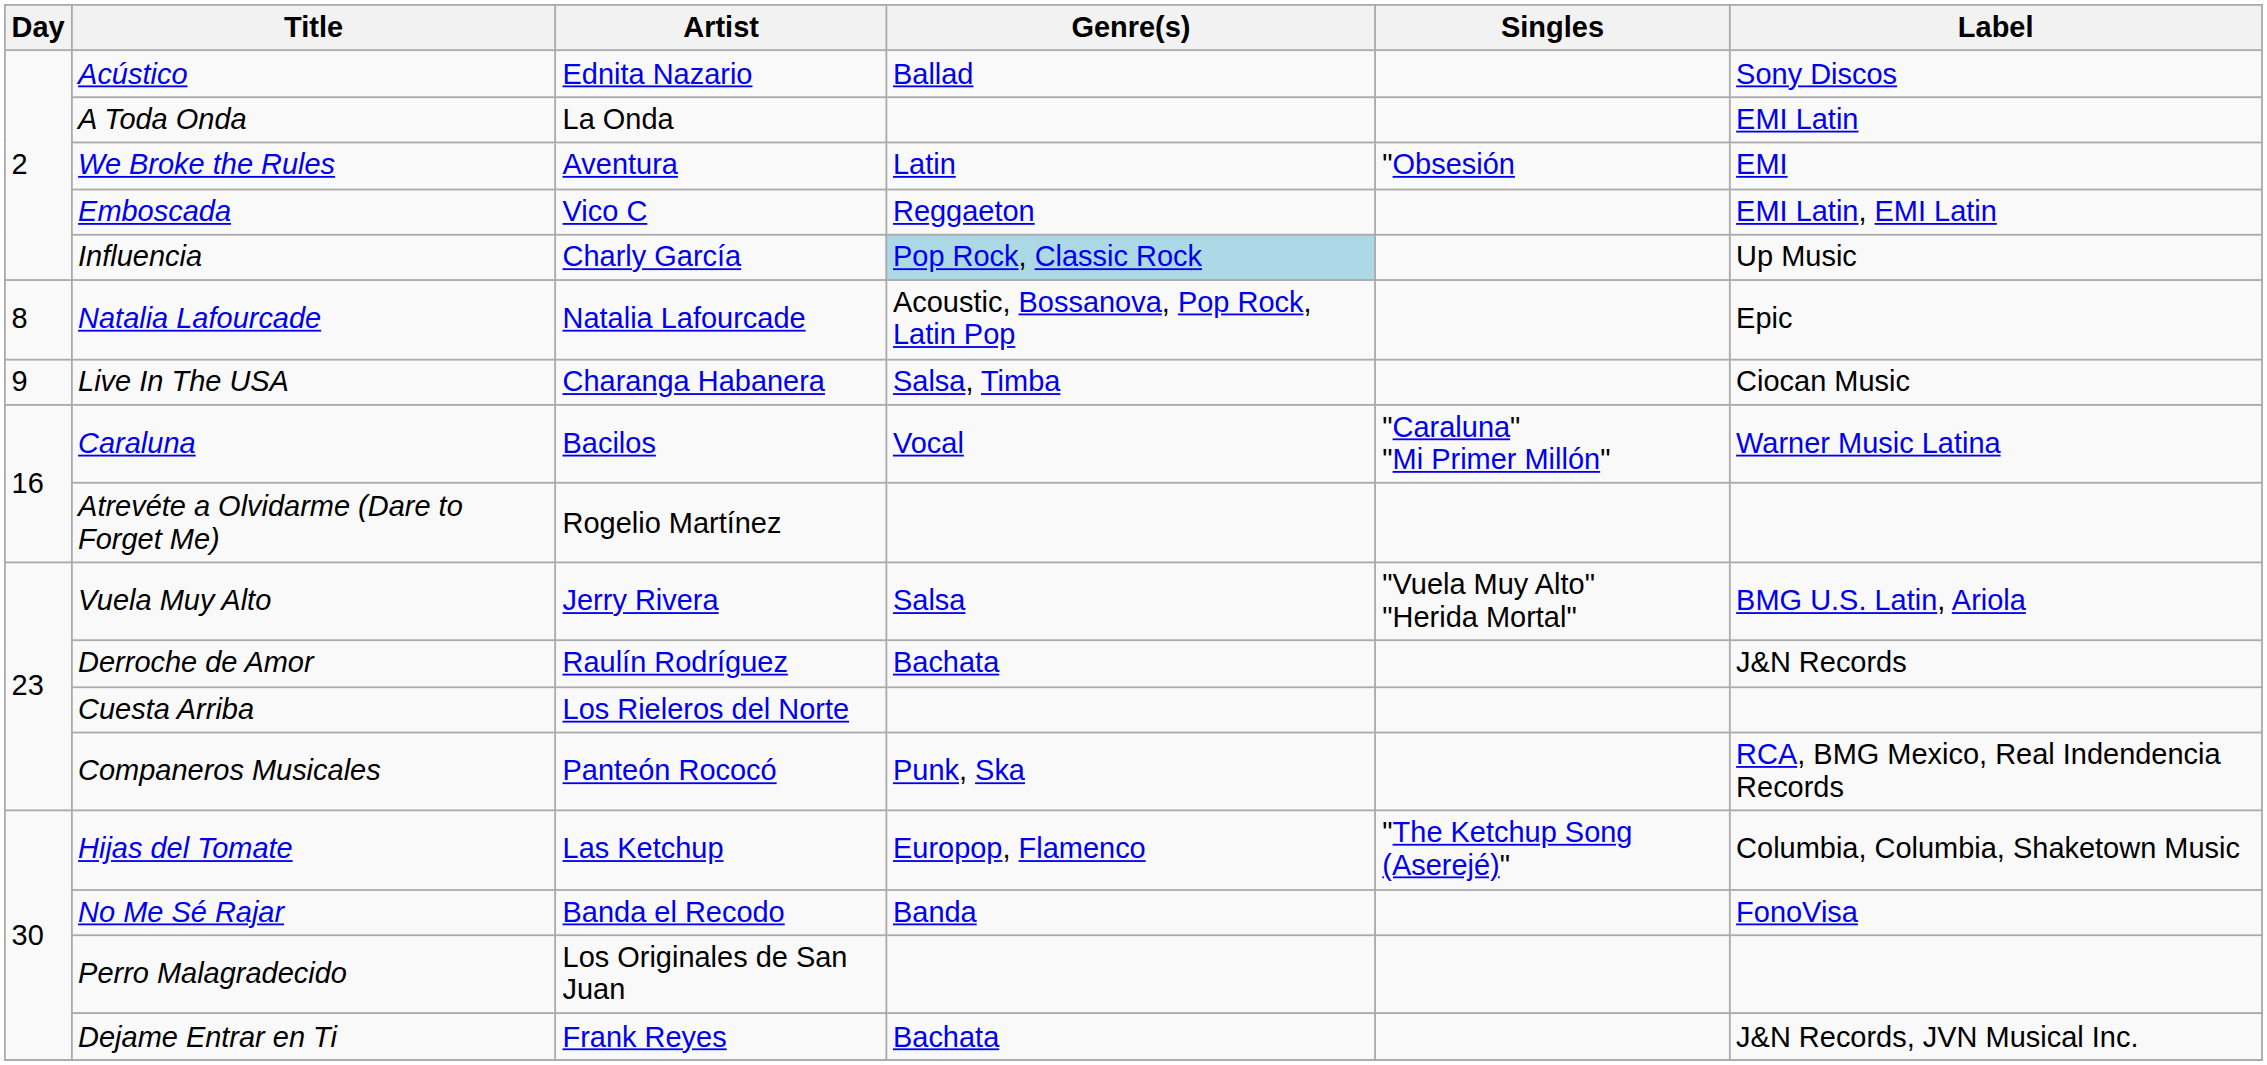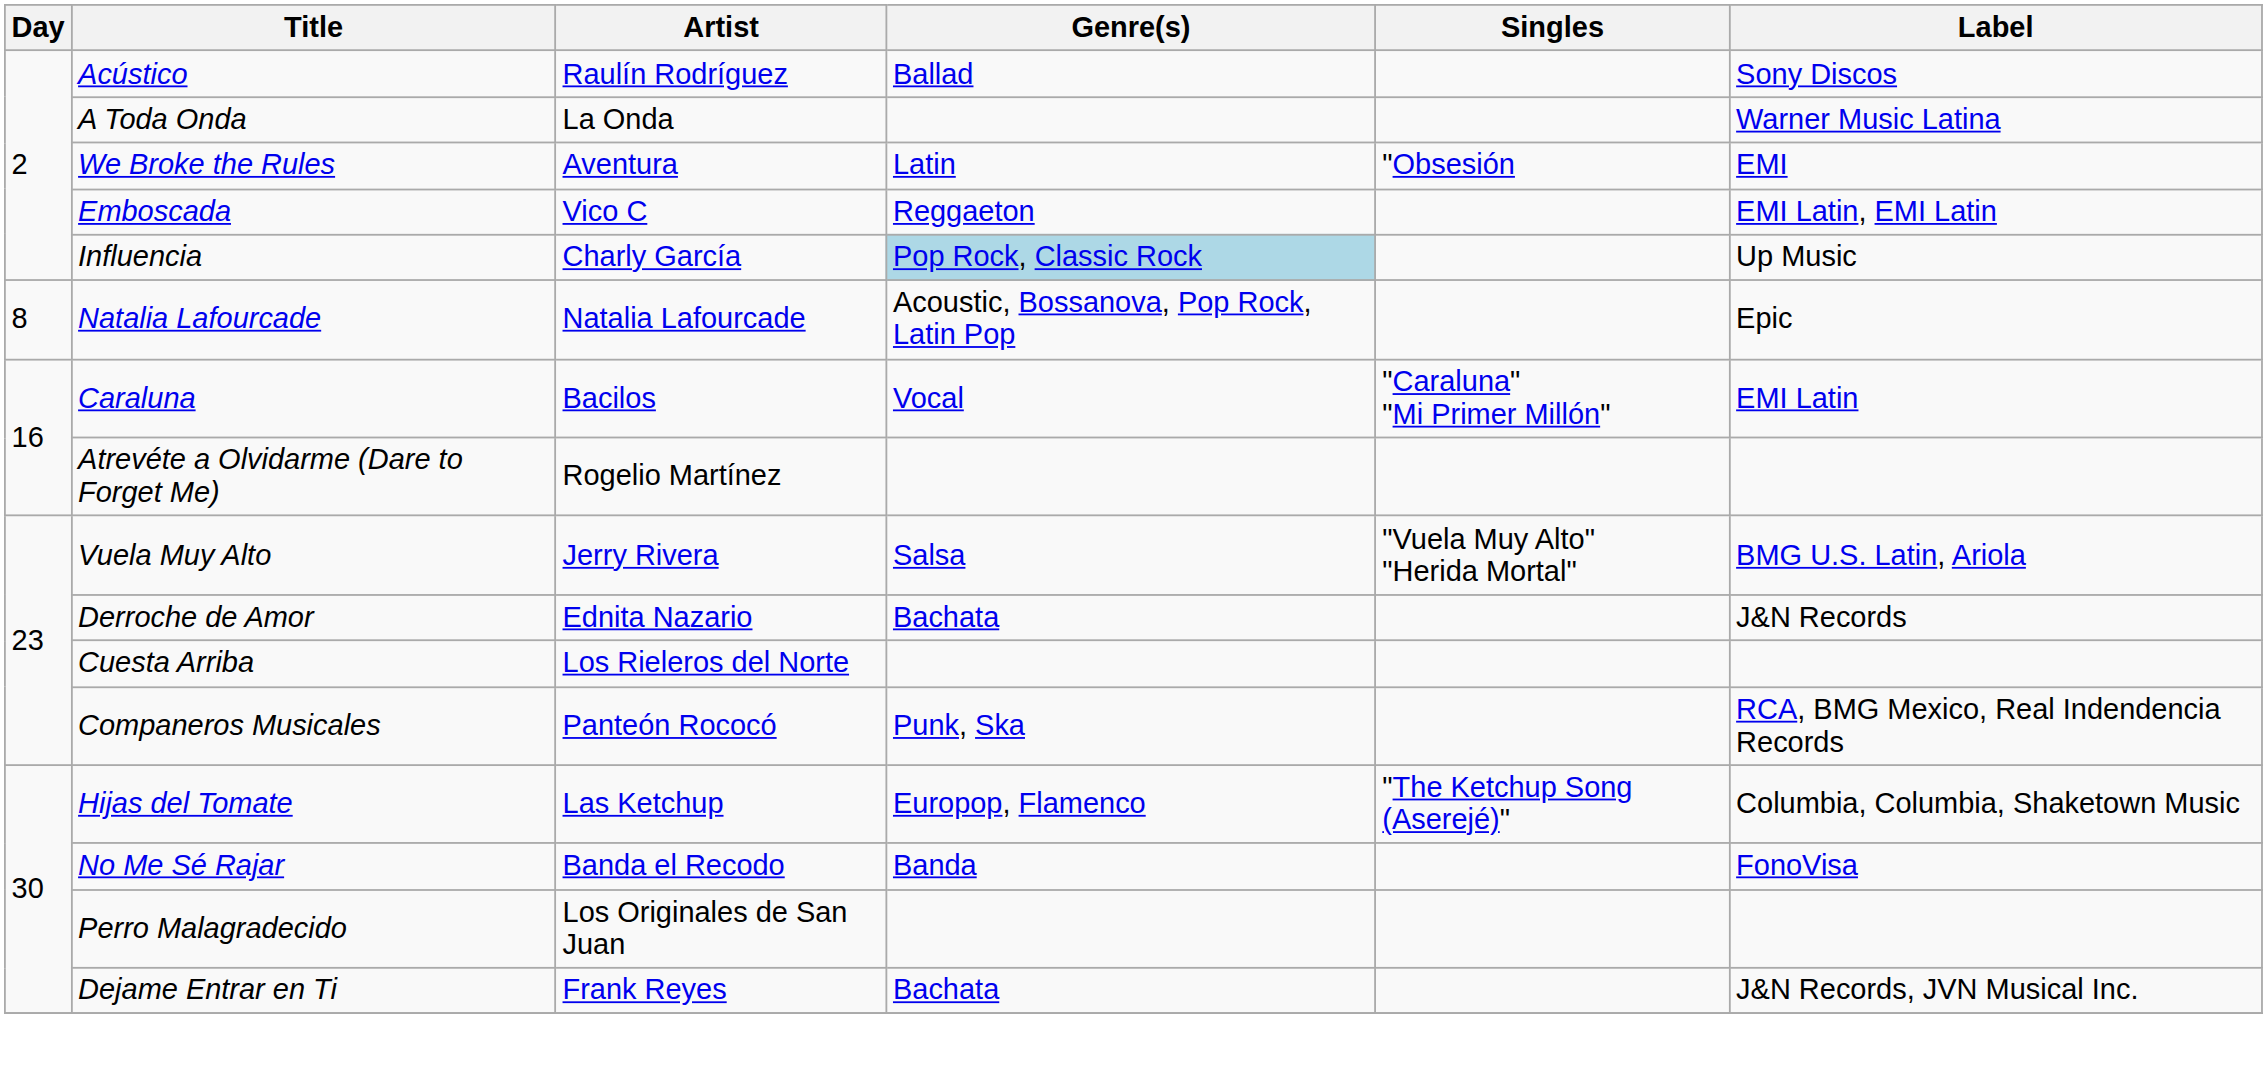(658, 73) Ednita Nazario -> (675, 73) Raulín Rodríguez
(1797, 119) EMI Latin -> (1868, 119) Warner Music Latina
- row: (184, 381)
(1868, 443) Warner Music Latina -> (1797, 397) EMI Latin
(675, 663) Raulín Rodríguez -> (658, 617) Ednita Nazario
